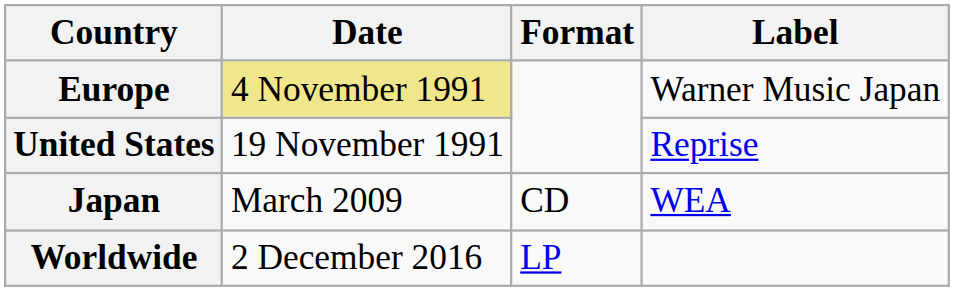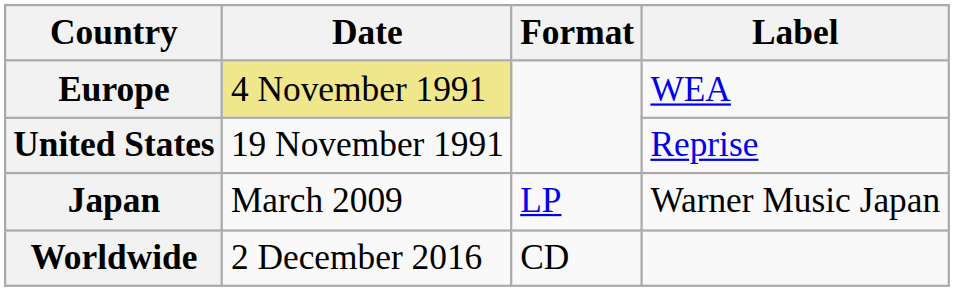(795, 88) Warner Music Japan -> (691, 88) WEA
(545, 200) CD -> (541, 200) LP
(691, 200) WEA -> (795, 200) Warner Music Japan
(541, 256) LP -> (545, 256) CD
